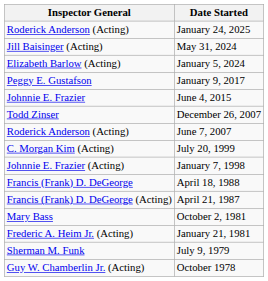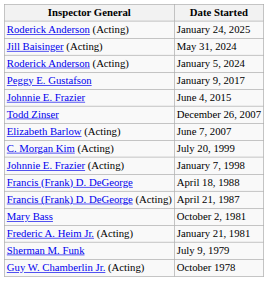(64, 64) Elizabeth Barlow (Acting) -> (68, 64) Roderick Anderson (Acting)
(68, 132) Roderick Anderson (Acting) -> (64, 132) Elizabeth Barlow (Acting)
